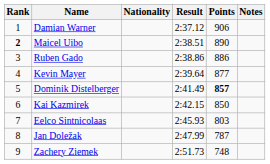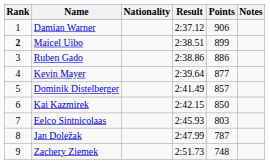(222, 43) 890 -> (222, 43) 899
(222, 89) bold -> (222, 89) normal
